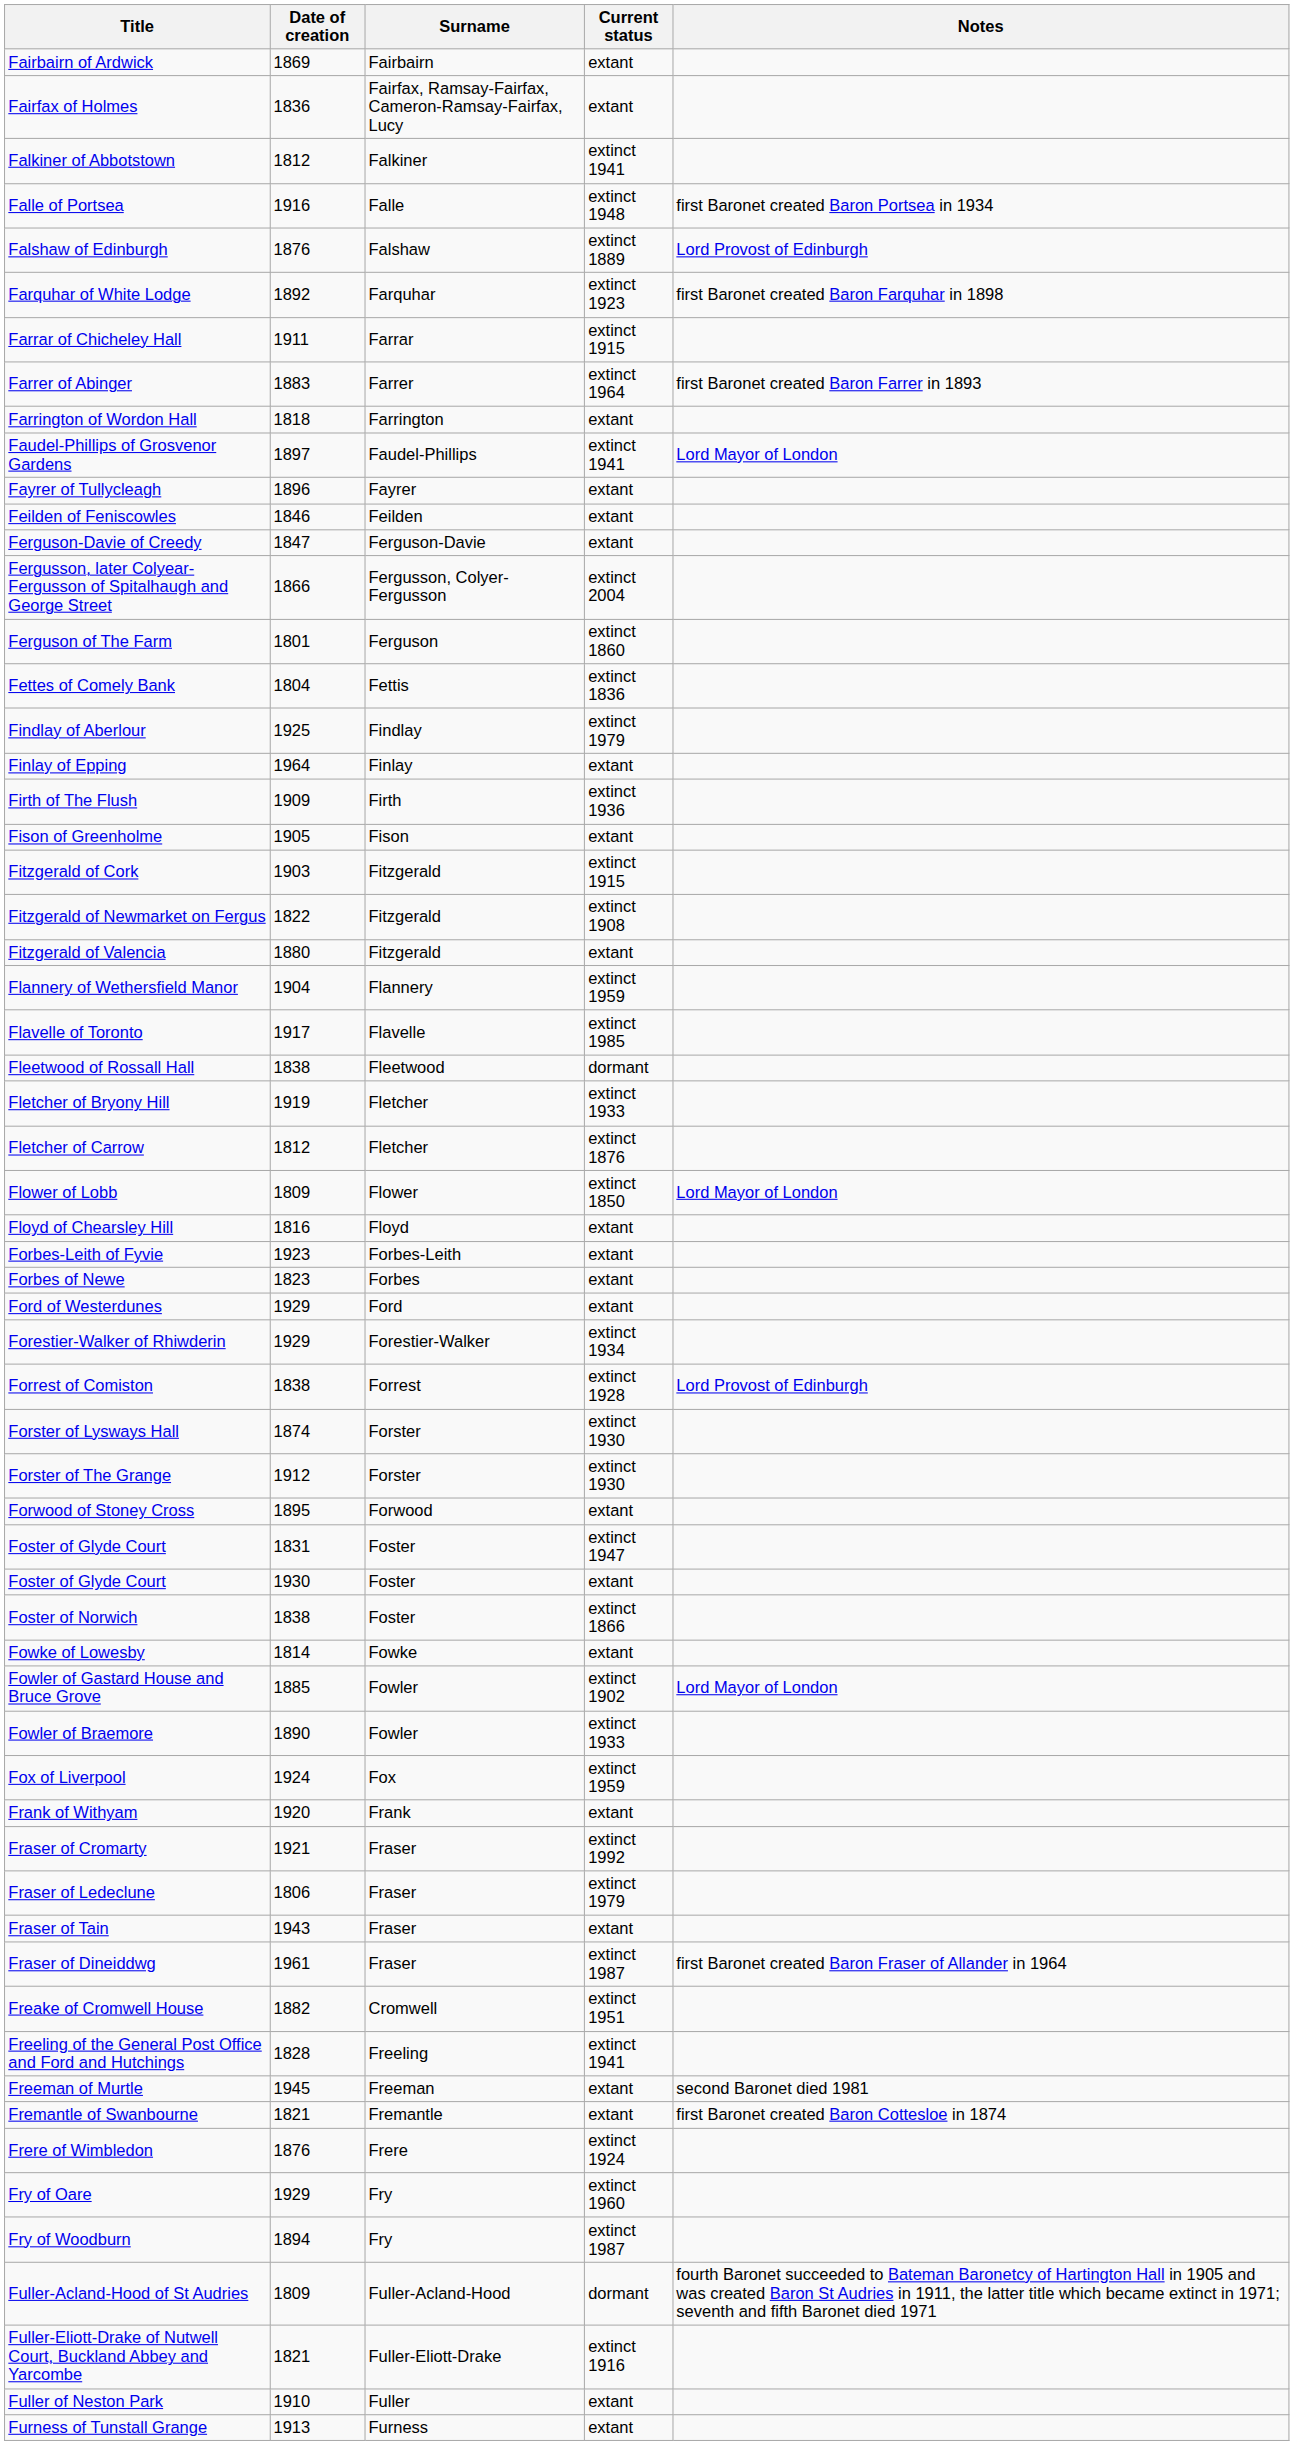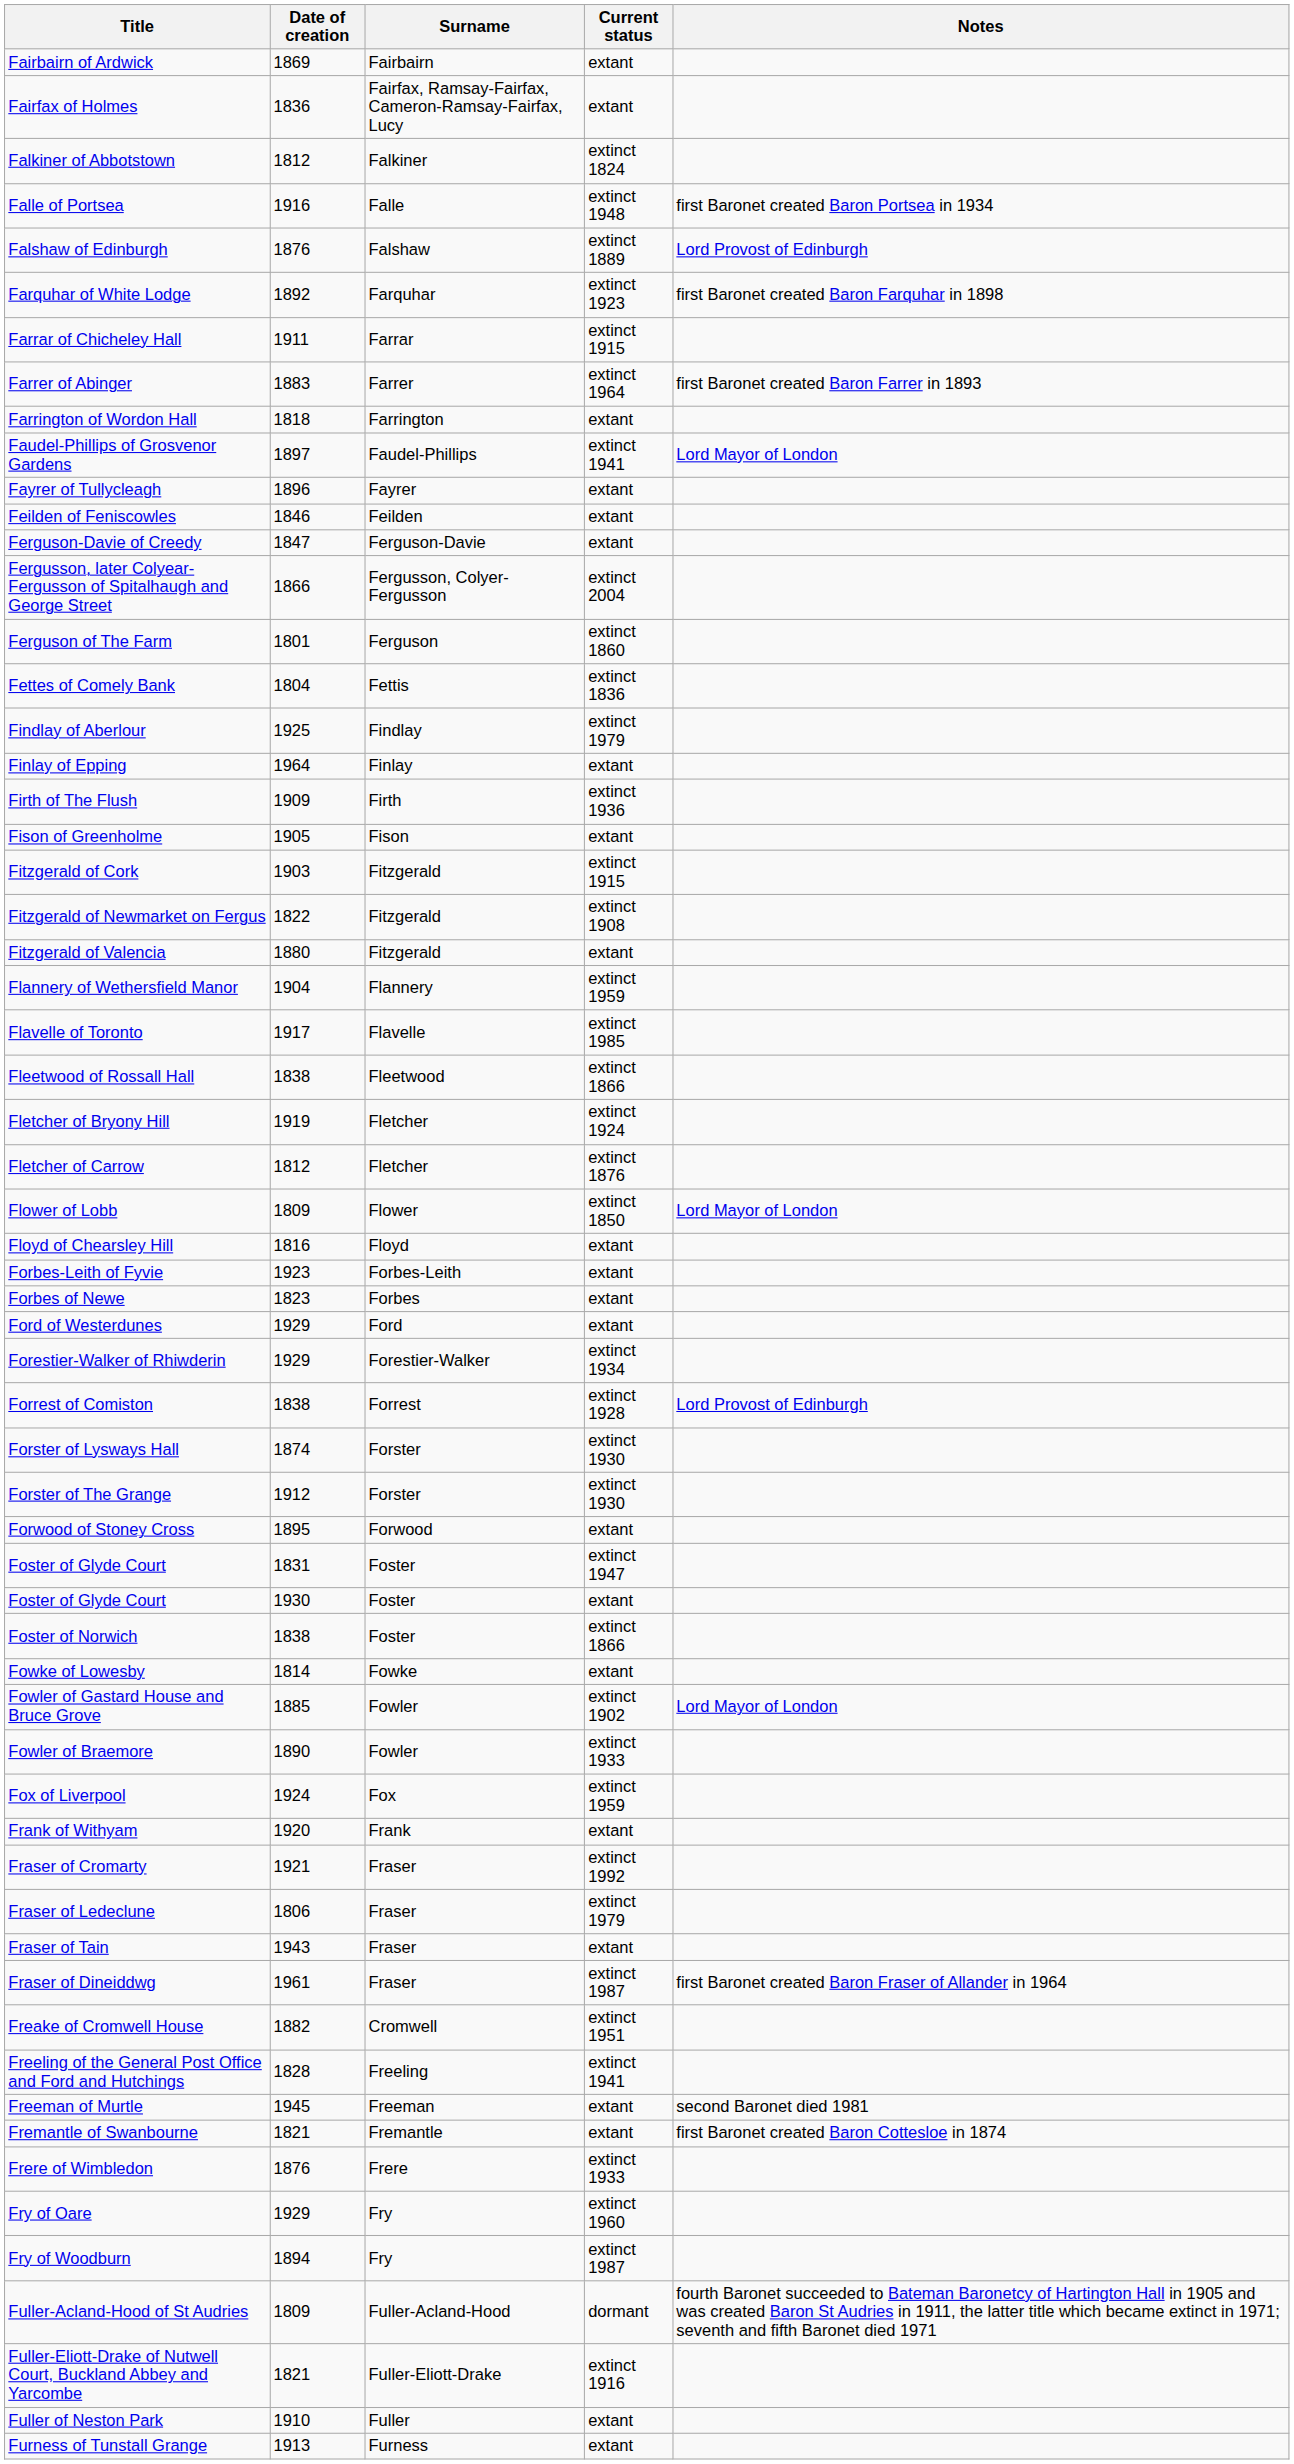(612, 160) extinct 1941 -> (612, 160) extinct 1824
(618, 1067) dormant -> (612, 1077) extinct 1866
(612, 1103) extinct 1933 -> (612, 1121) extinct 1924
(612, 2150) extinct 1924 -> (612, 2168) extinct 1933
